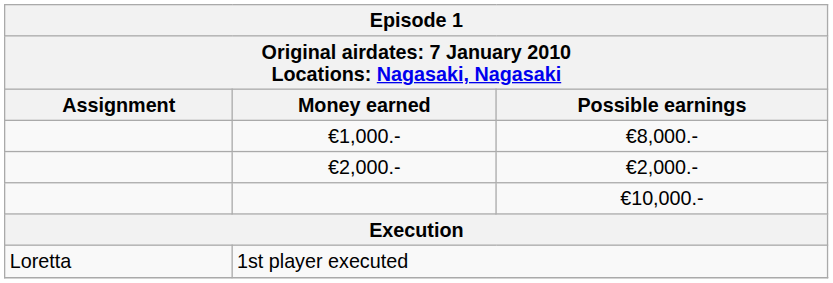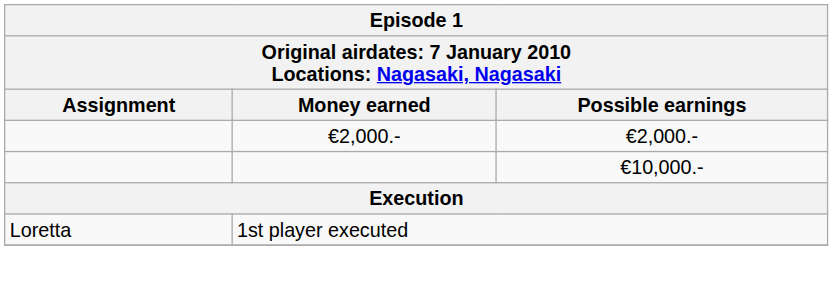- row: (364, 136)
